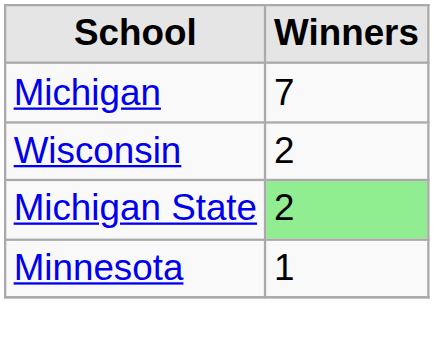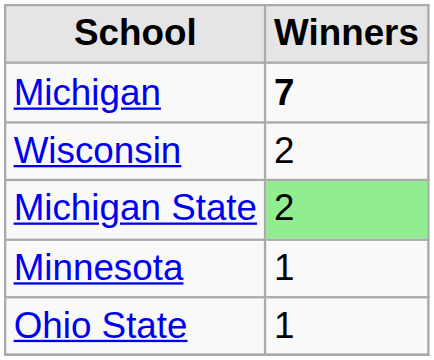(284, 92) normal -> (284, 92) bold
+ row: (101, 325)
